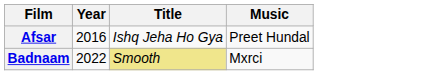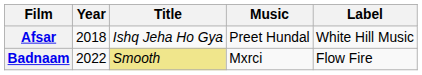+ column: (365, 15)
(91, 37) 2016 -> (91, 37) 2018
